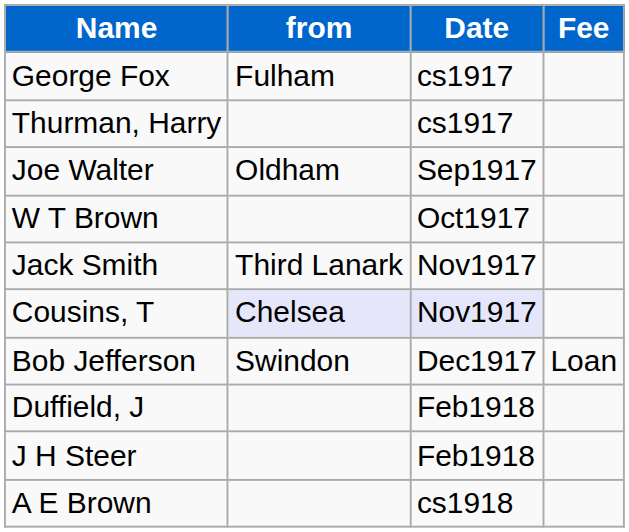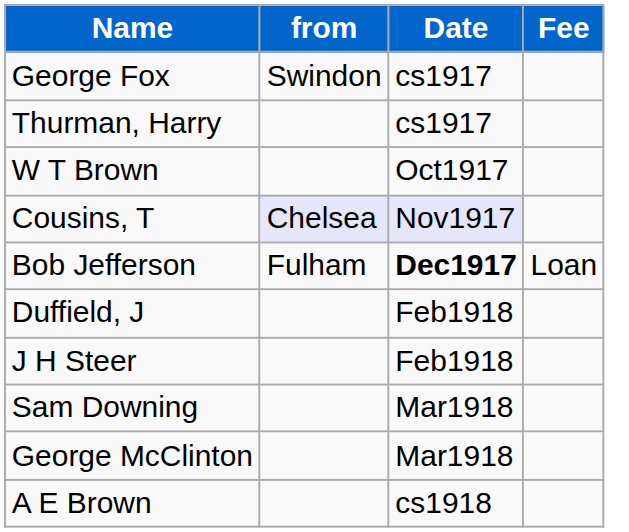(285, 75) Fulham -> (324, 75) Swindon
- row: (83, 170)
- row: (85, 265)
(293, 360) Swindon -> (317, 265) Fulham
(477, 360) normal -> (456, 265) bold
+ row: (105, 407)
+ row: (132, 455)
